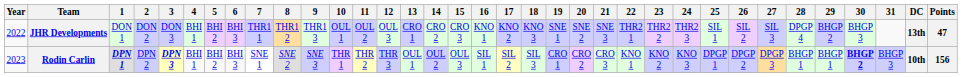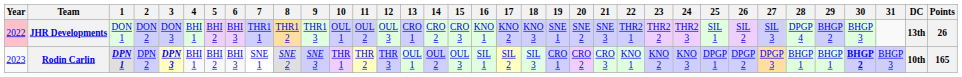(16, 32) no background -> (16, 32) pink background
(942, 32) 47 -> (942, 32) 26
(942, 59) 156 -> (942, 59) 165
